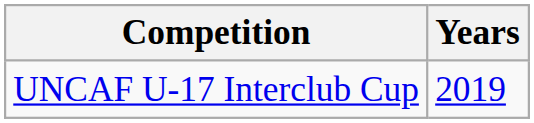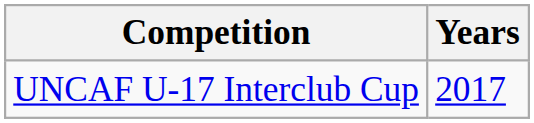(471, 88) 2019 -> (471, 88) 2017
